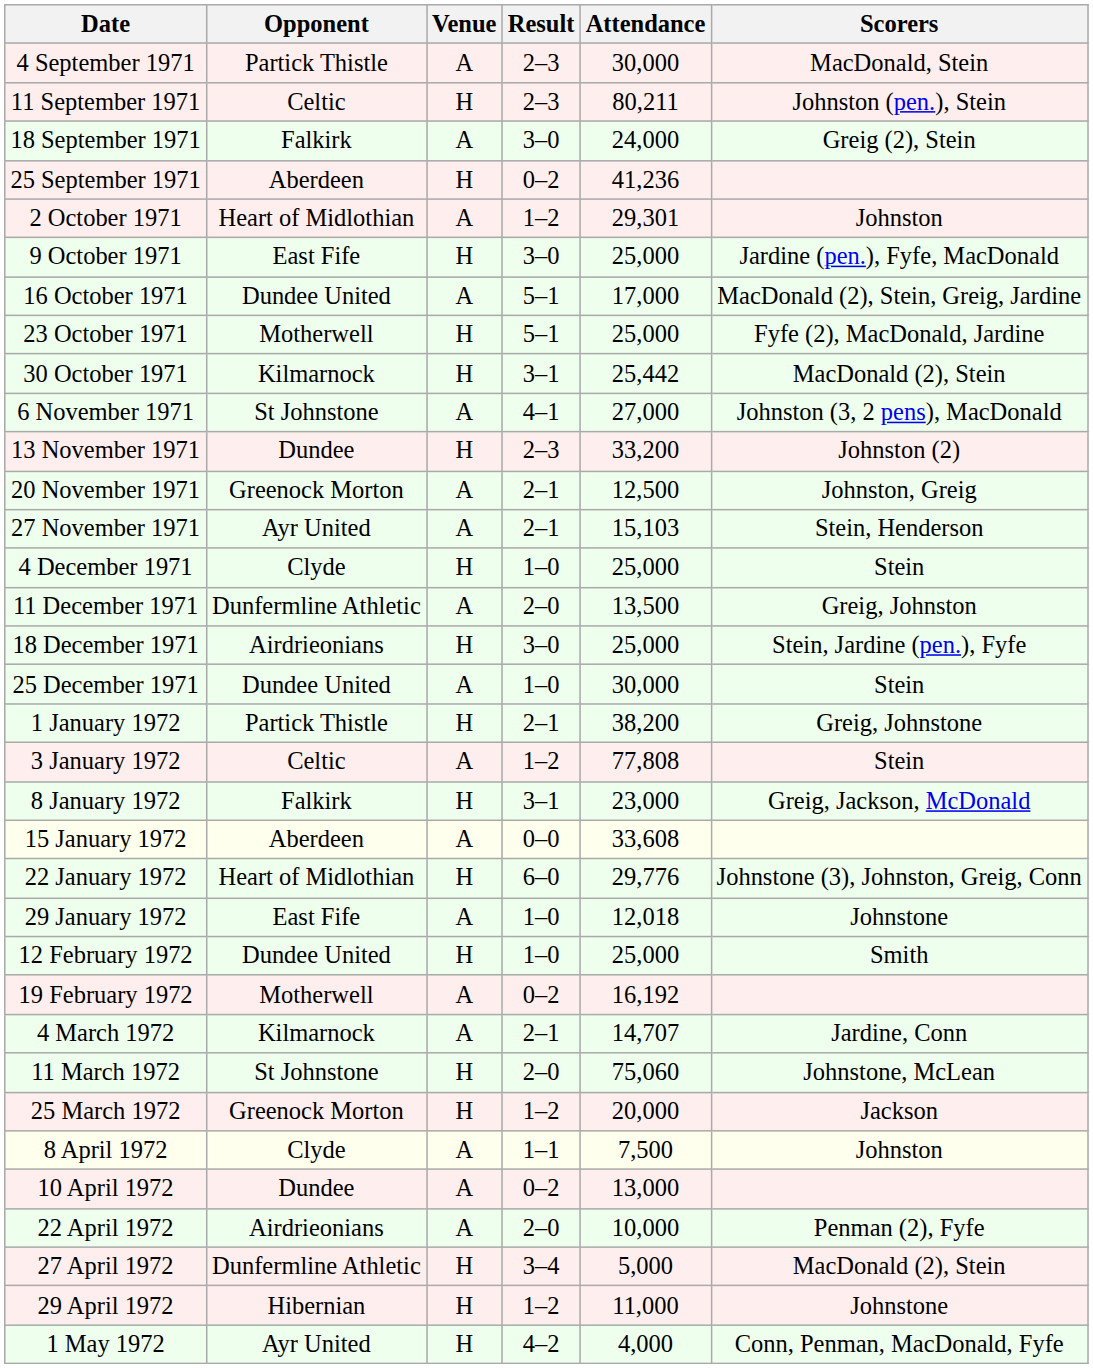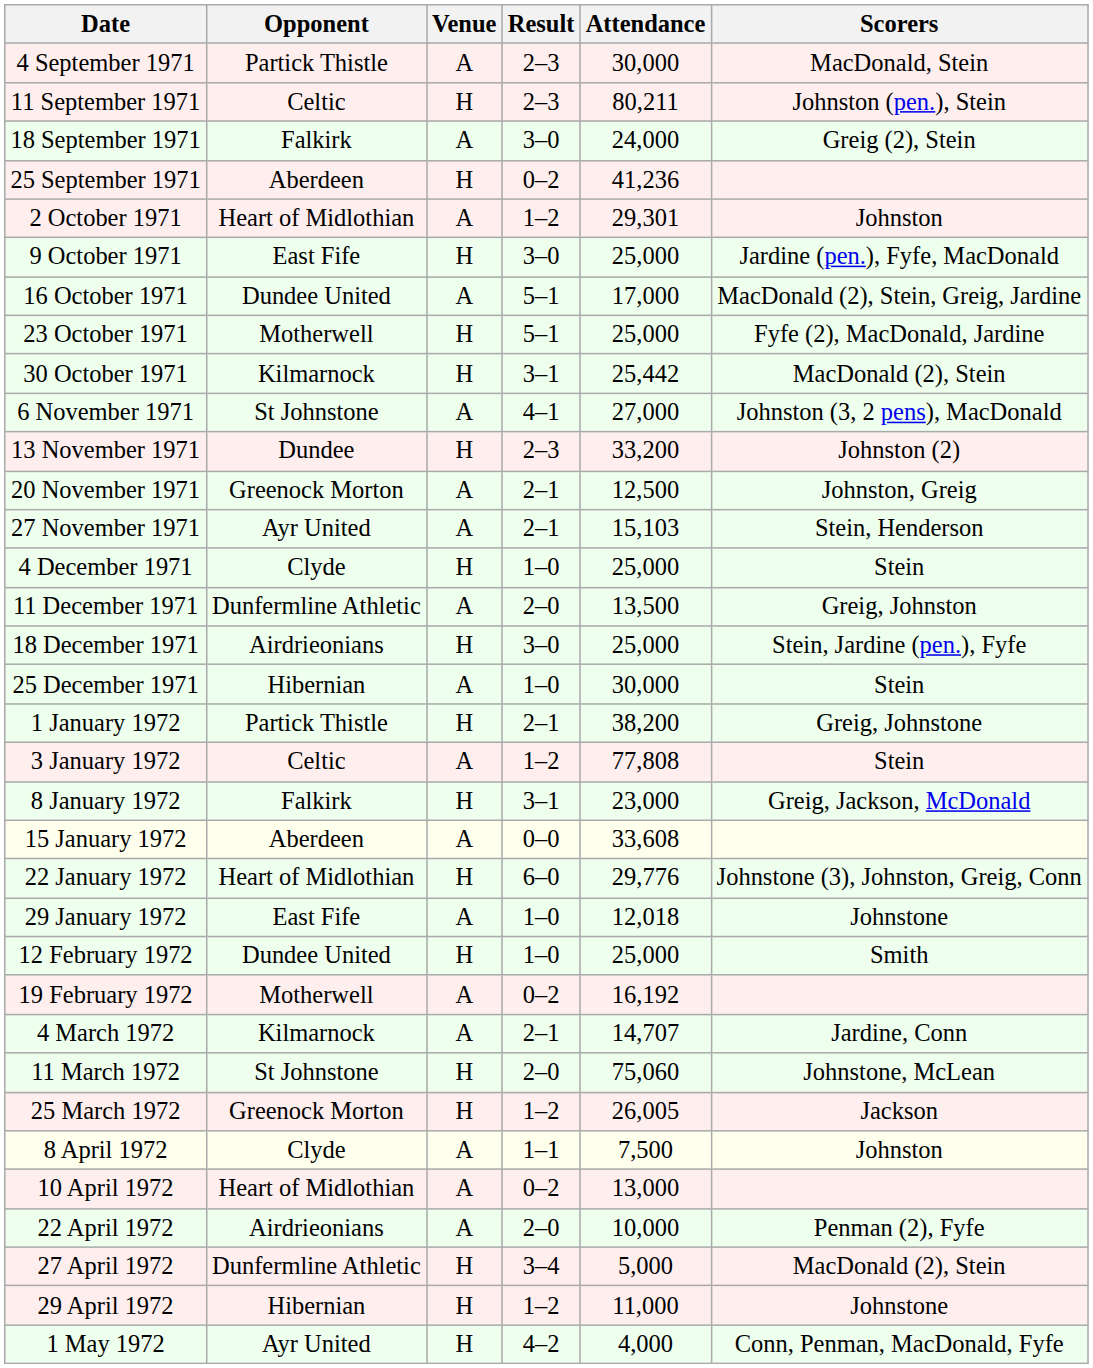(316, 683) Dundee United -> (316, 683) Hibernian
(646, 1110) 20,000 -> (646, 1110) 26,005
(316, 1188) Dundee -> (316, 1188) Heart of Midlothian
